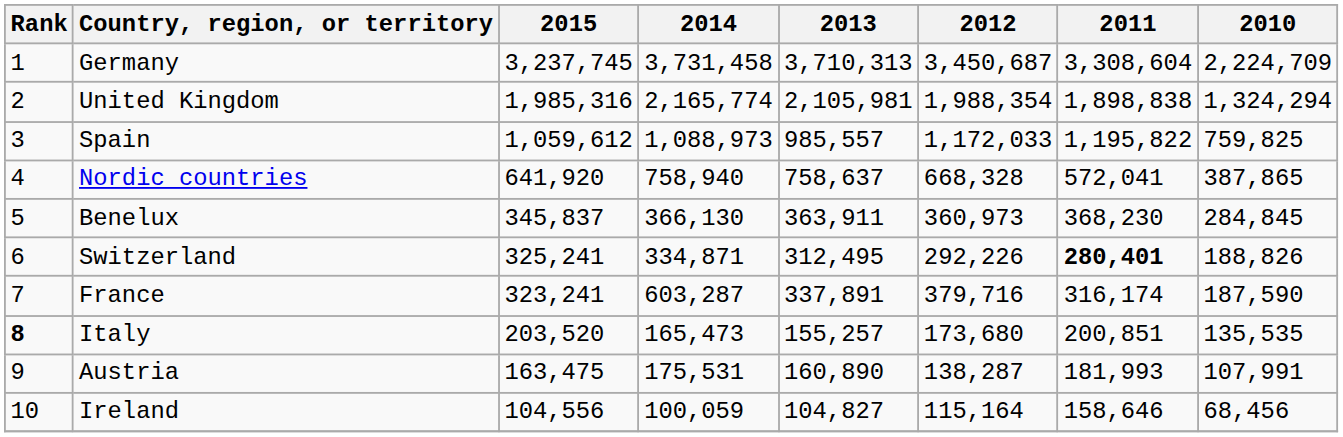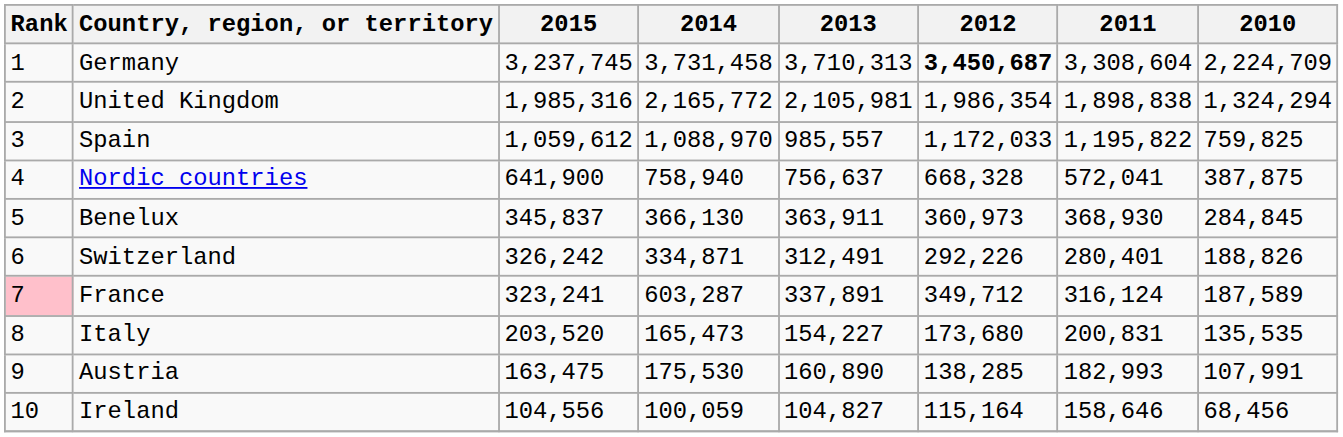(988, 63) normal -> (988, 63) bold
(708, 102) 2,165,774 -> (708, 102) 2,165,772
(988, 102) 1,988,354 -> (988, 102) 1,986,354
(708, 141) 1,088,973 -> (708, 141) 1,088,970
(554, 179) 641,920 -> (554, 179) 641,900
(834, 179) 758,637 -> (834, 179) 756,637
(1253, 179) 387,865 -> (1253, 179) 387,875
(1114, 218) 368,230 -> (1114, 218) 368,930
(554, 257) 325,241 -> (554, 257) 326,242
(834, 257) 312,495 -> (834, 257) 312,491
(1114, 257) bold -> (1114, 257) normal
(18, 296) no background -> (18, 296) pink background
(974, 296) 379,716 -> (974, 296) 349,712
(1114, 296) 316,174 -> (1114, 296) 316,124
(1253, 296) 187,590 -> (1253, 296) 187,589
(18, 334) bold -> (18, 334) normal
(834, 334) 155,257 -> (834, 334) 154,227
(1114, 334) 200,851 -> (1114, 334) 200,831
(694, 373) 175,531 -> (694, 373) 175,530
(974, 373) 138,287 -> (974, 373) 138,285
(1114, 373) 181,993 -> (1114, 373) 182,993
